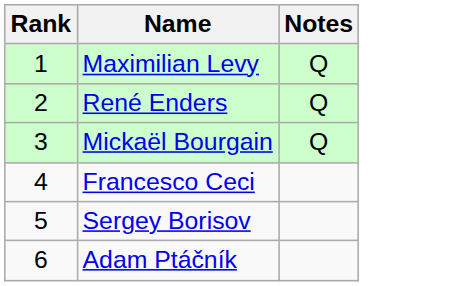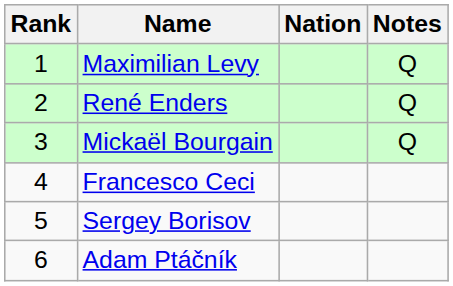+ column: (323, 24)
